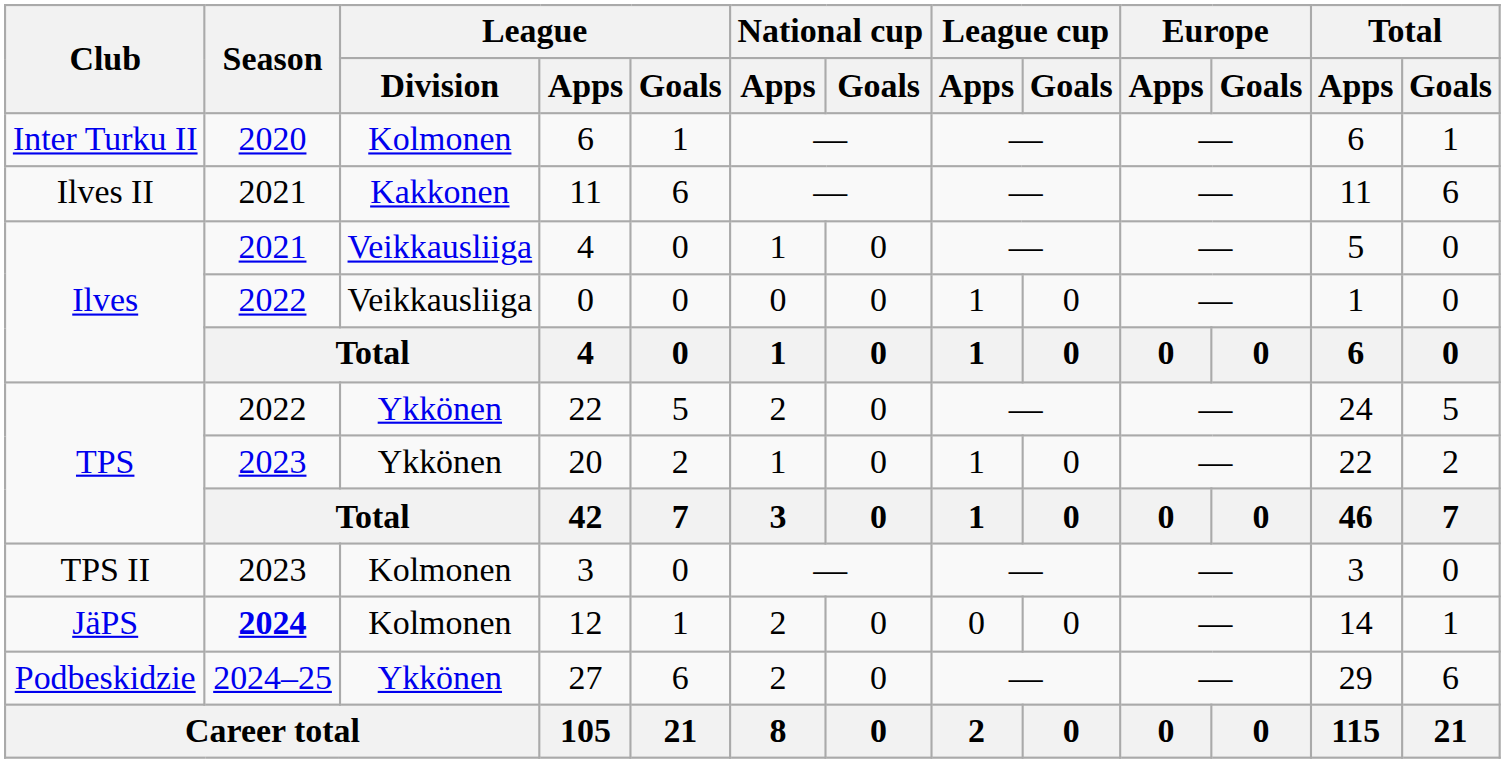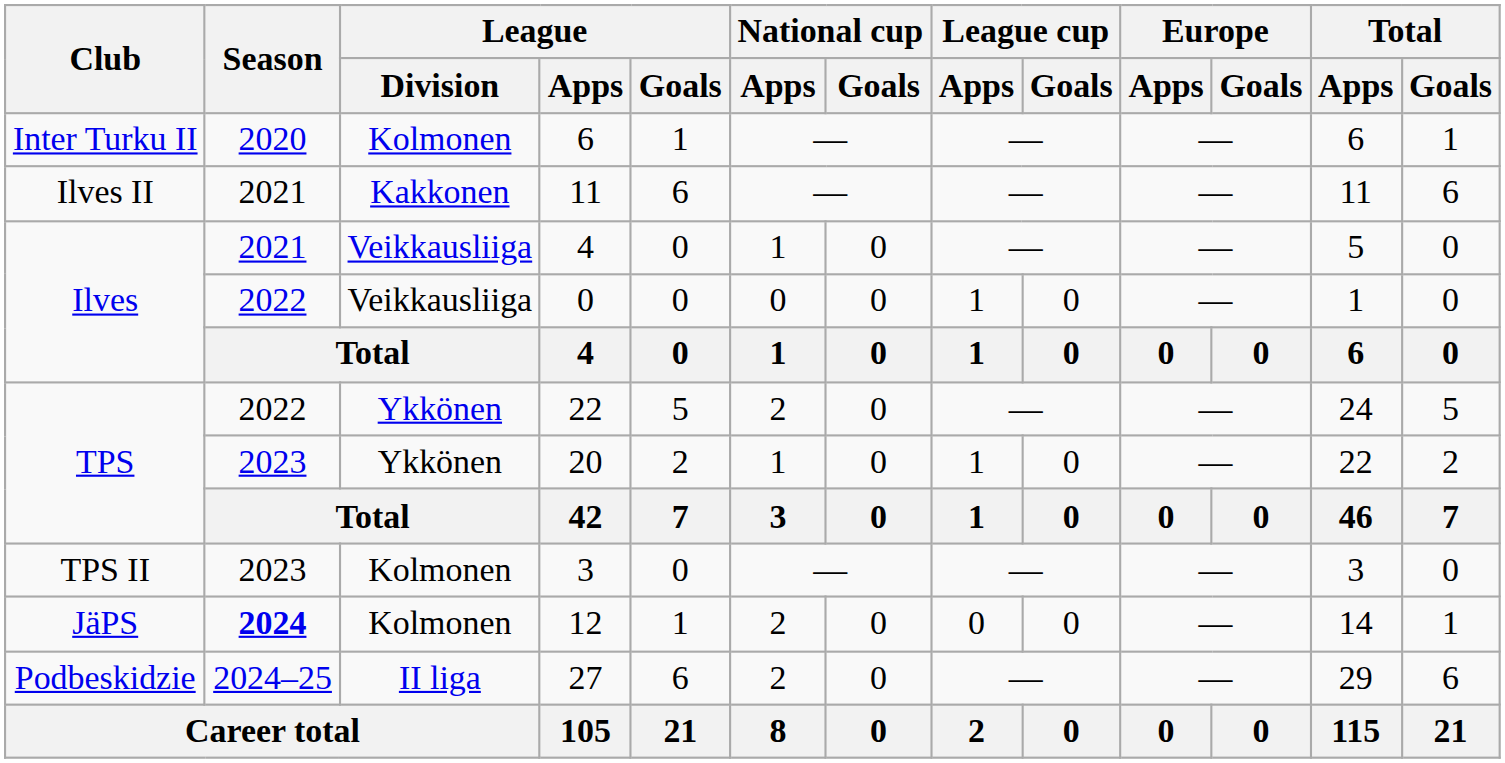(440, 676) Ykkönen -> (440, 676) II liga
